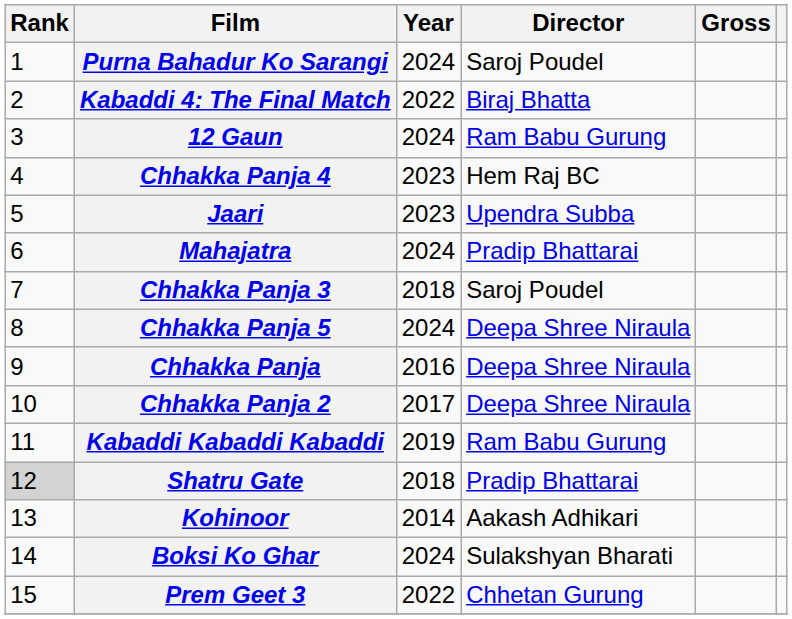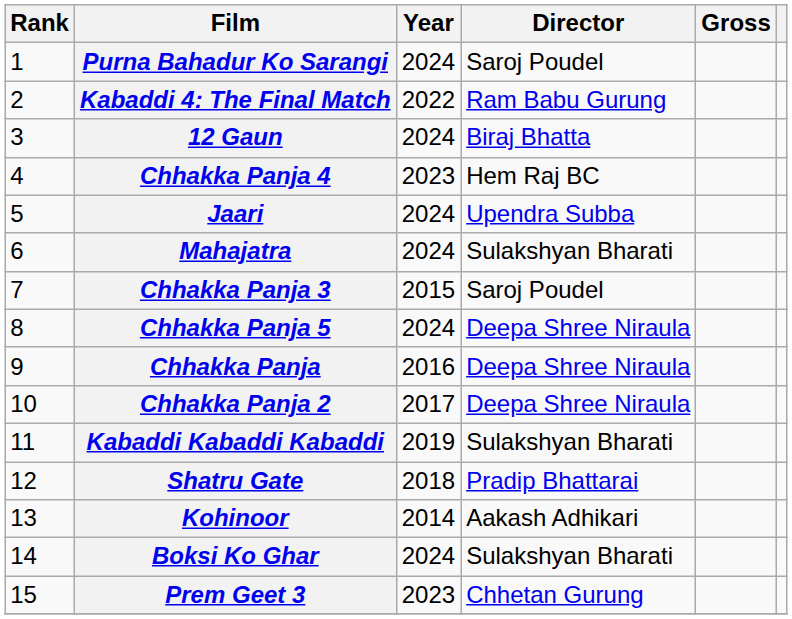(528, 99) Biraj Bhatta -> (566, 99) Ram Babu Gurung
(566, 137) Ram Babu Gurung -> (528, 137) Biraj Bhatta
(428, 213) 2023 -> (428, 213) 2024
(552, 251) Pradip Bhattarai -> (570, 251) Sulakshyan Bharati
(428, 289) 2018 -> (428, 289) 2015
(566, 442) Ram Babu Gurung -> (570, 442) Sulakshyan Bharati
(24, 480) lightgrey background -> (24, 480) no background
(428, 594) 2022 -> (428, 594) 2023
